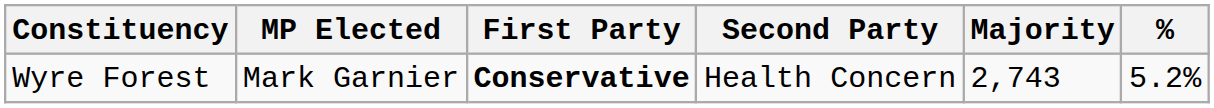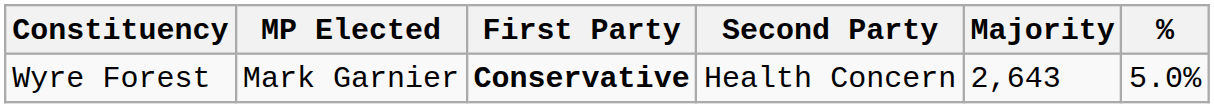(1016, 79) 2,743 -> (1016, 79) 2,643
(1165, 79) 5.2% -> (1165, 79) 5.0%
